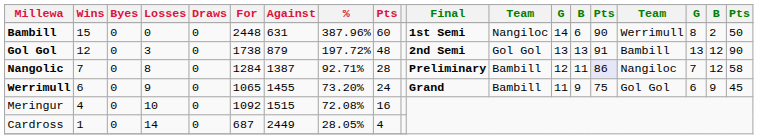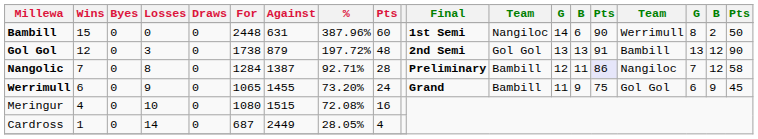(247, 106) 1092 -> (247, 106) 1080
